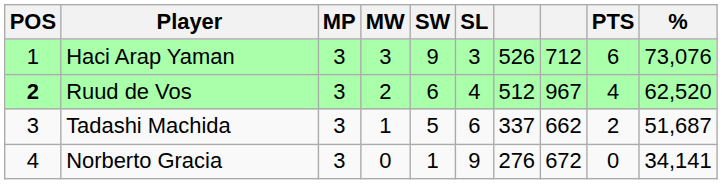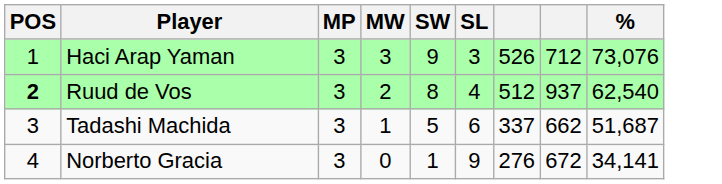- column: (613, 21)
(433, 91) 6 -> (433, 91) 8
(563, 91) 967 -> (563, 91) 937
(678, 91) 62,520 -> (625, 91) 62,540
